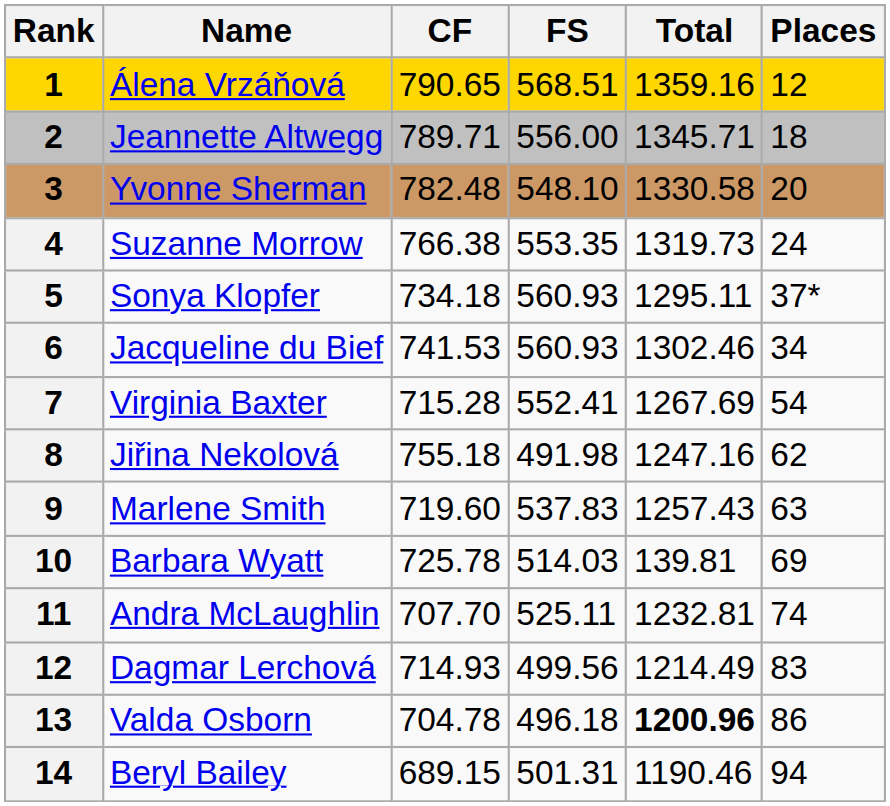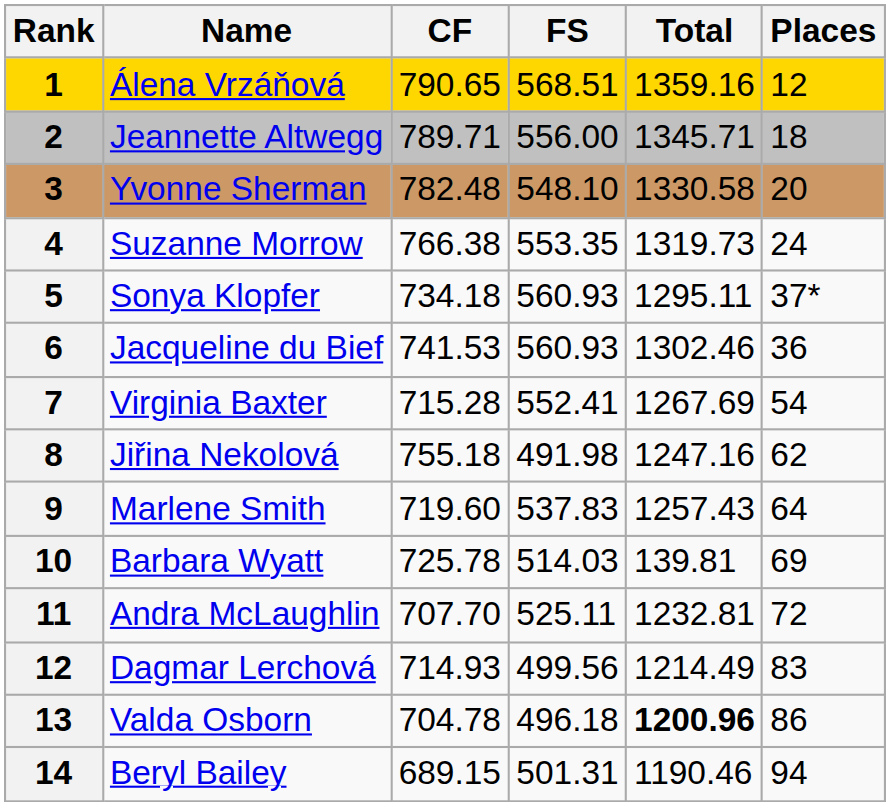(789, 349) 34 -> (789, 349) 36
(789, 508) 63 -> (789, 508) 64
(789, 614) 74 -> (789, 614) 72
